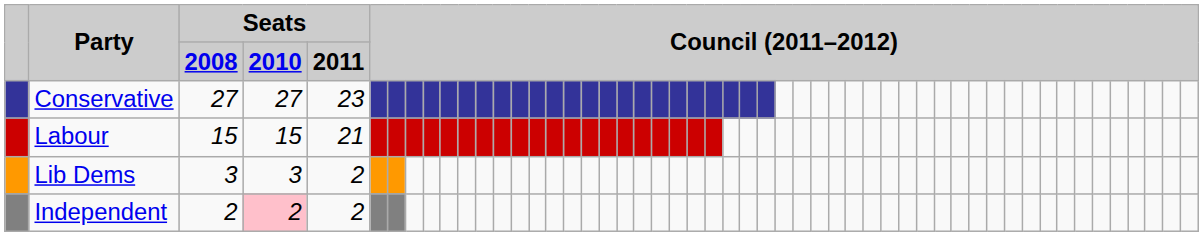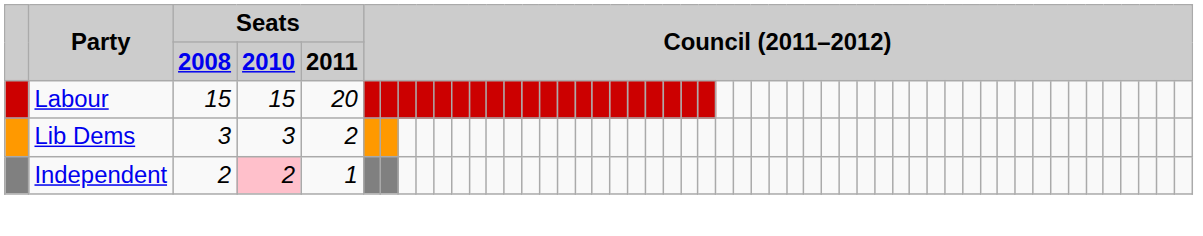- row: (104, 99)
(351, 136) 21 -> (345, 99) 20
(358, 212) 2 -> (351, 174) 1
